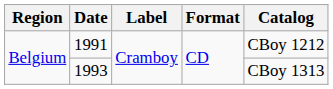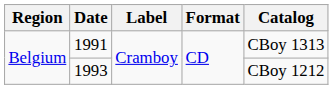(286, 44) CBoy 1212 -> (286, 44) CBoy 1313
(286, 71) CBoy 1313 -> (286, 71) CBoy 1212
